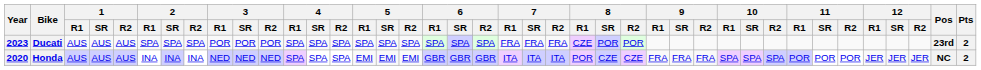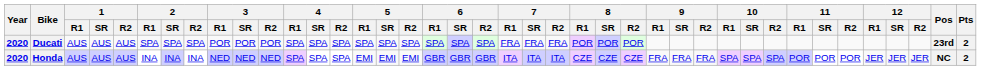(17, 43) 2023 -> (17, 43) 2020
(582, 43) CZE -> (582, 43) POR
(582, 58) POR -> (582, 58) CZE
